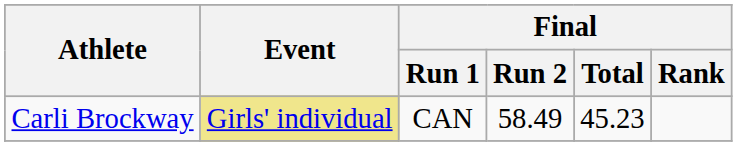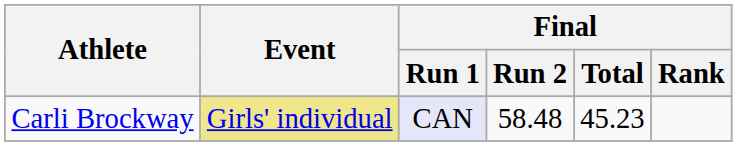(443, 118) no background -> (443, 118) lavender background
(530, 118) 58.49 -> (530, 118) 58.48
